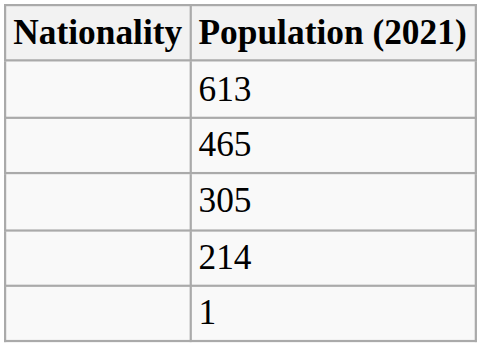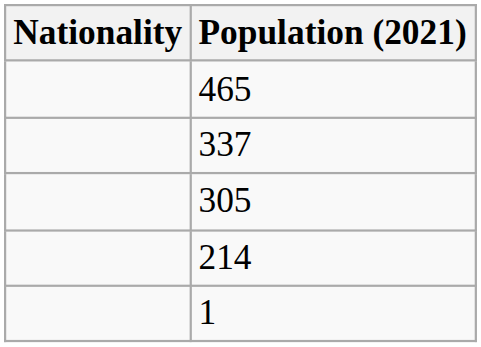- row: (225, 88)
+ row: (225, 144)
